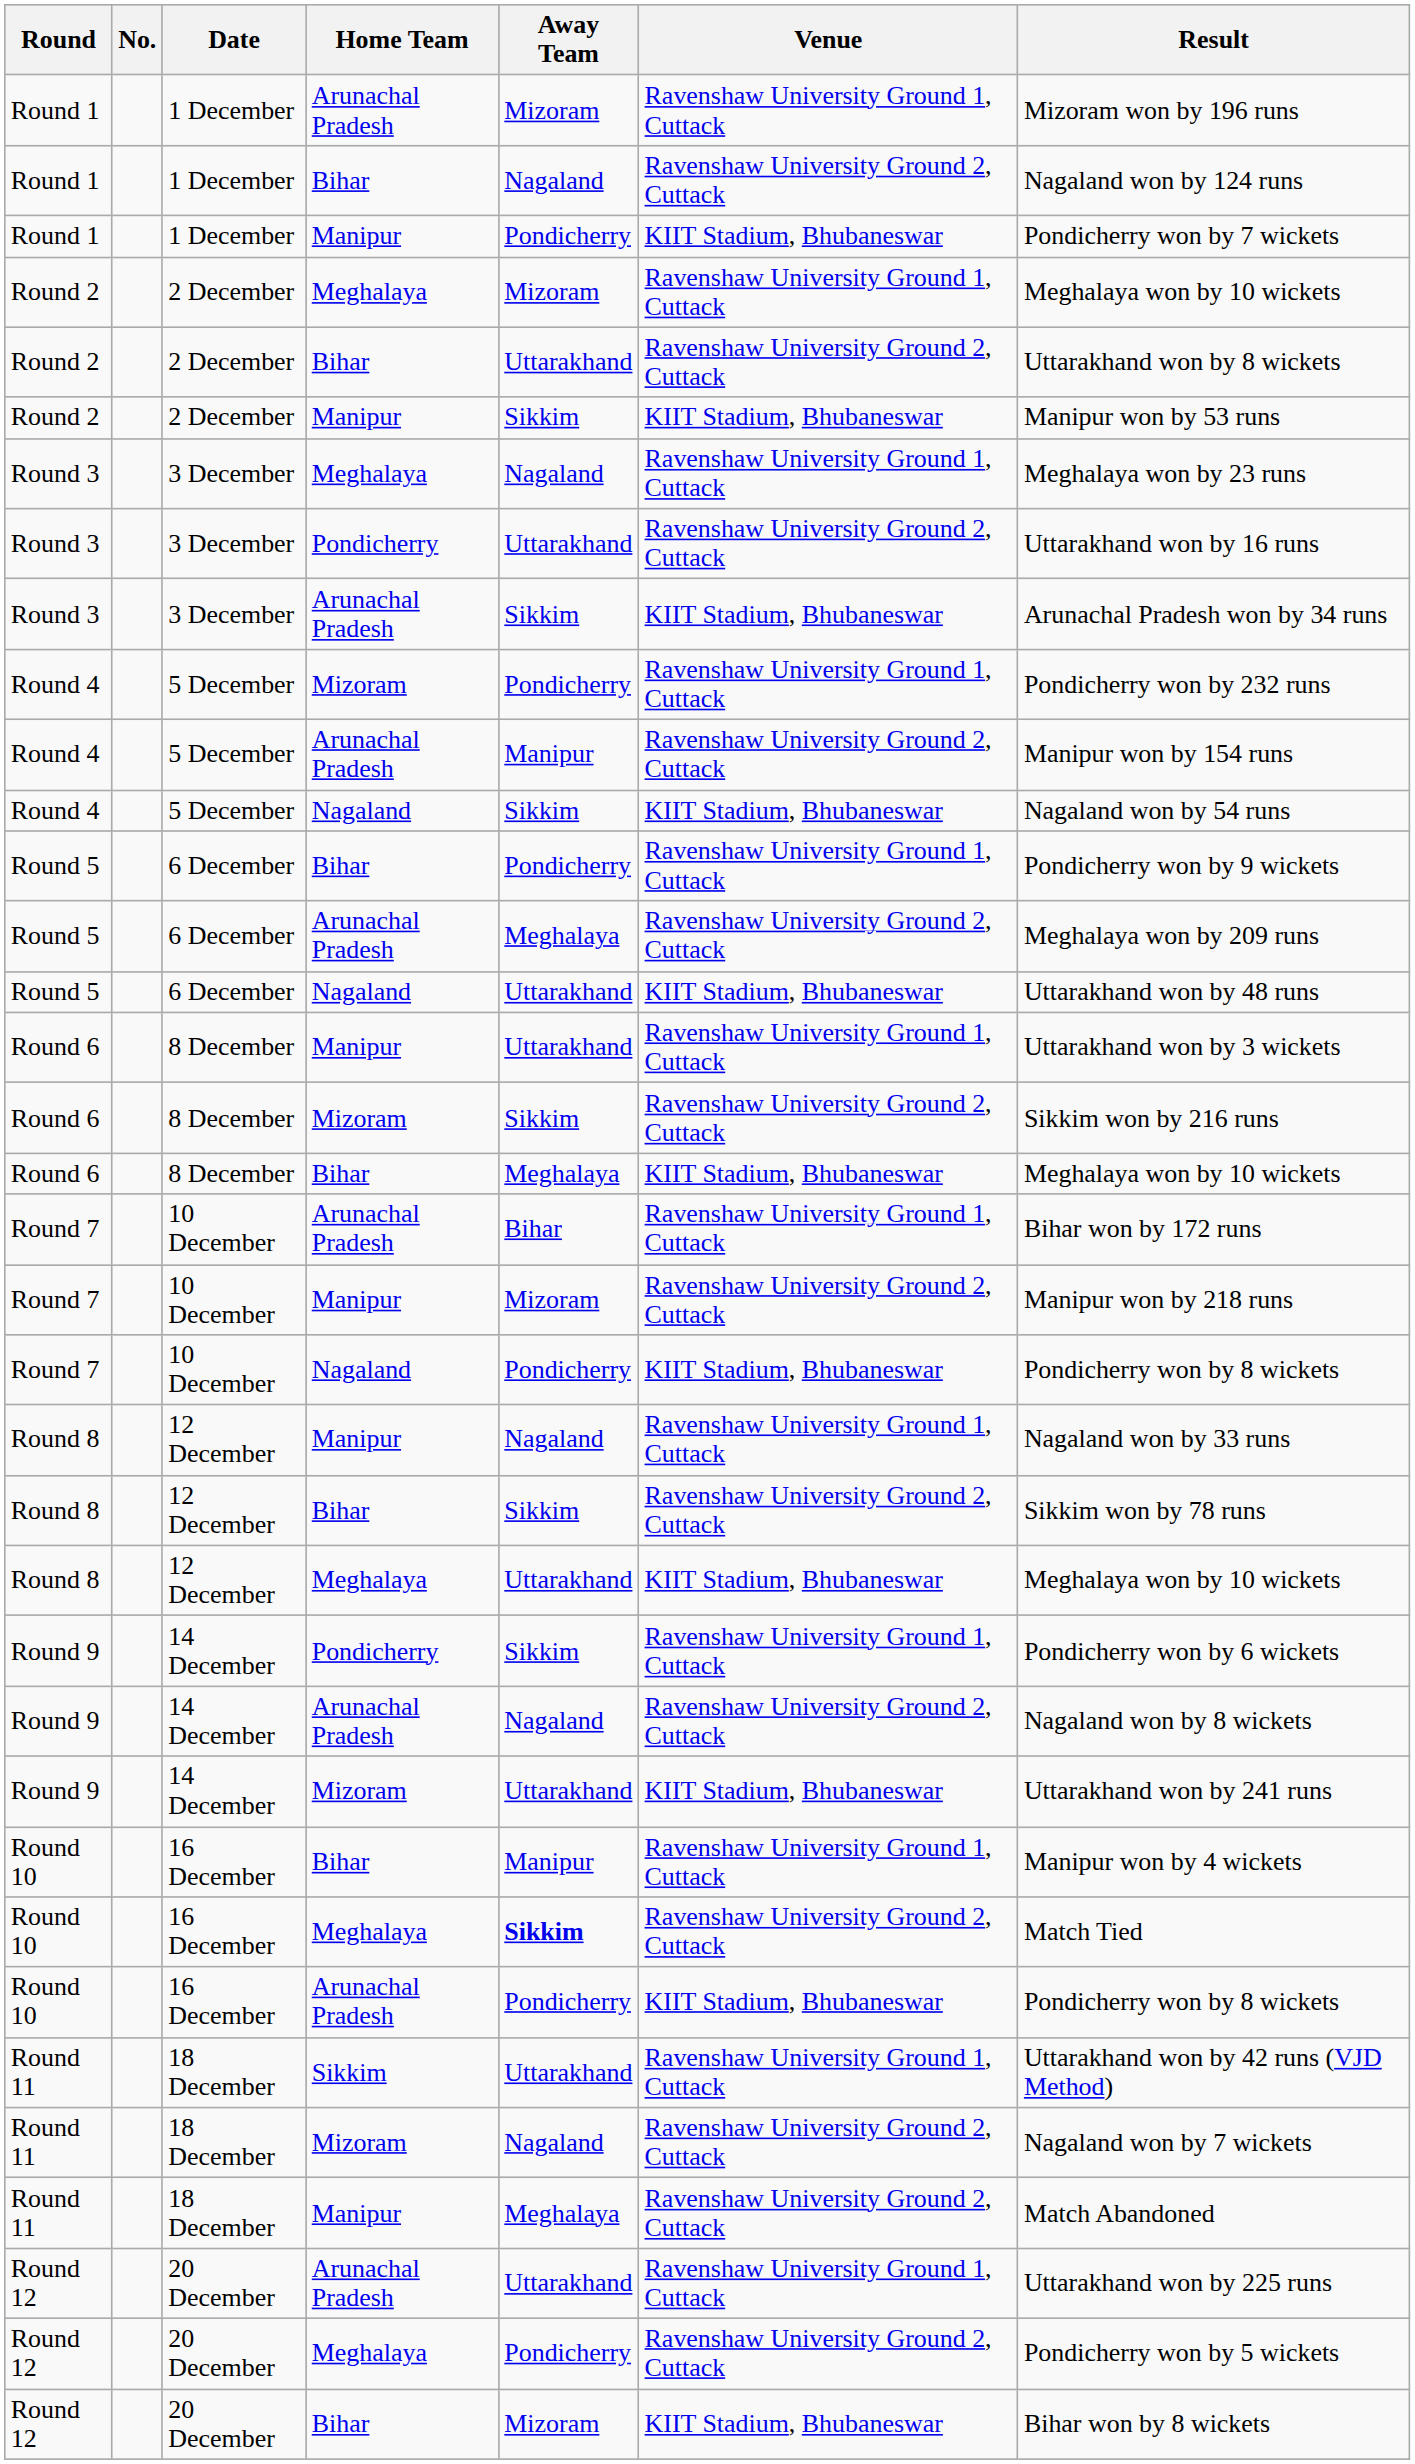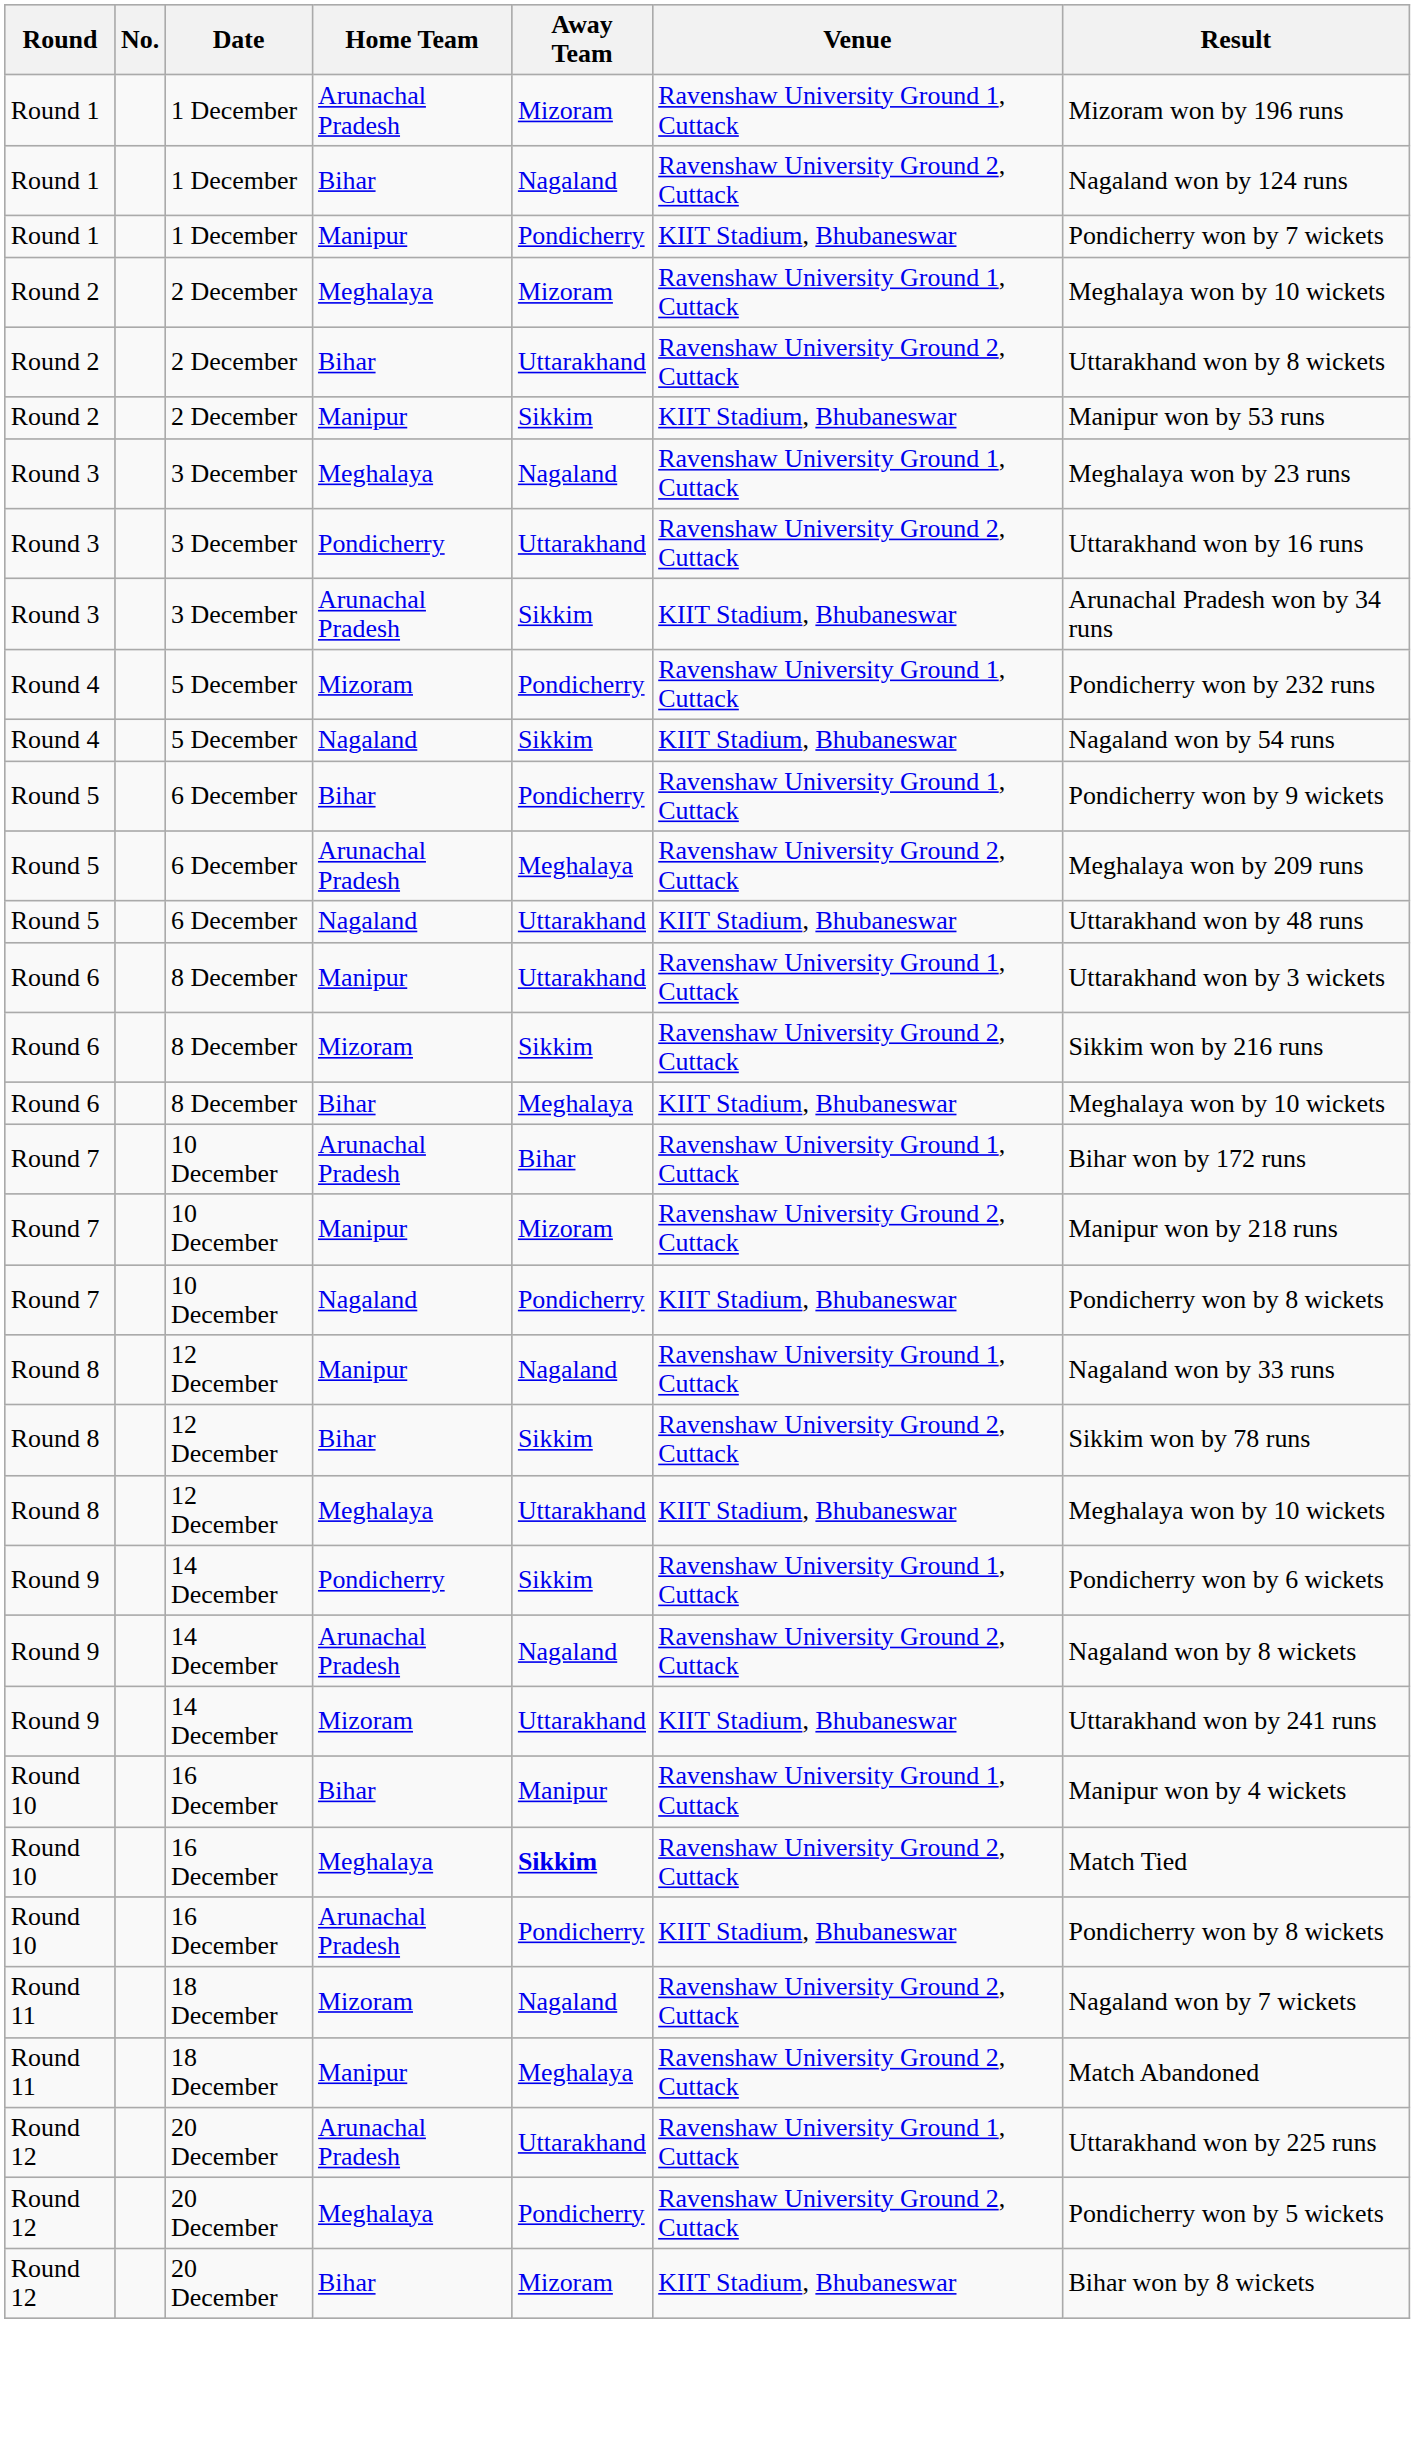- row: (55, 754)
- row: (45, 2072)
